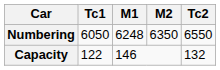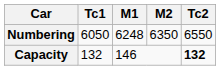(91, 55) 122 -> (91, 55) 132
(195, 55) normal -> (195, 55) bold
